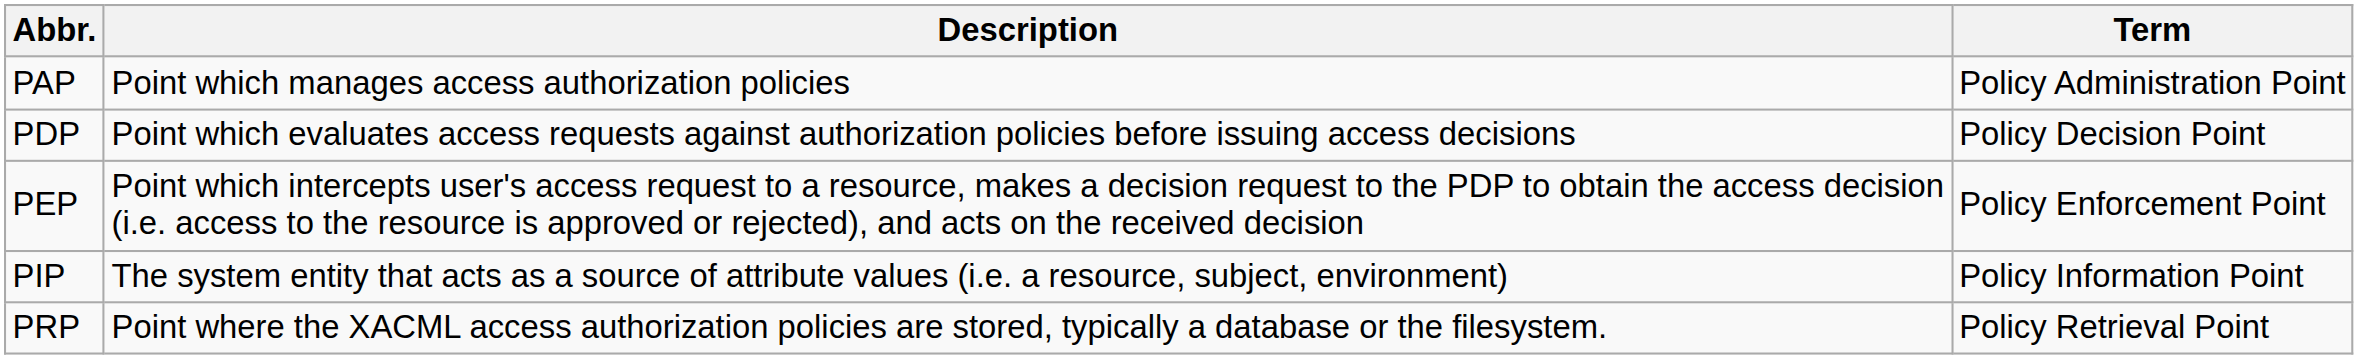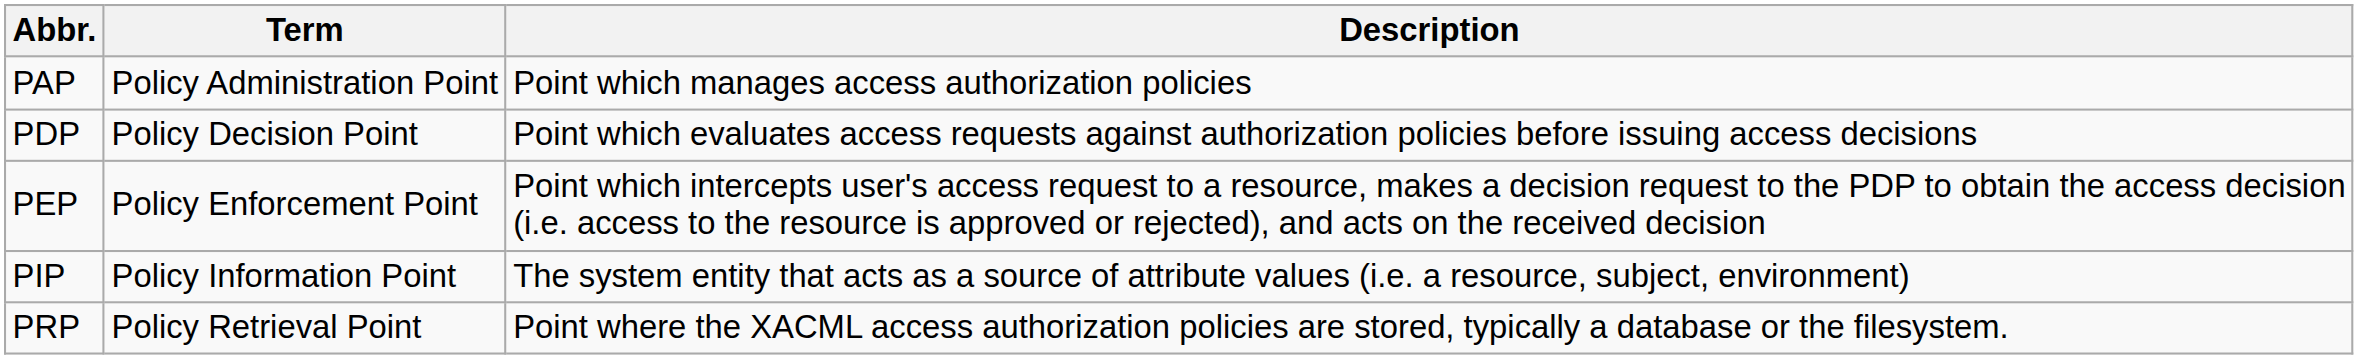columns swapped: (2152, 30) <-> (1028, 30)
